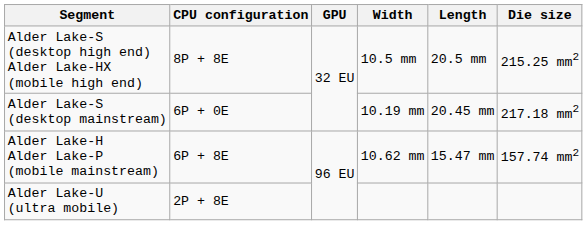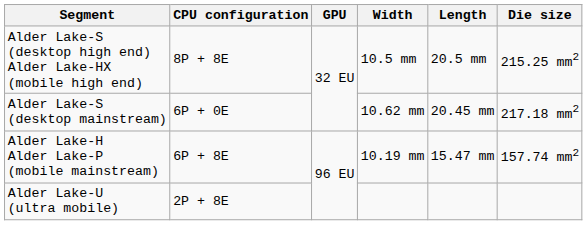(393, 112) 10.19 mm -> (393, 112) 10.62 mm
(393, 157) 10.62 mm -> (393, 157) 10.19 mm
